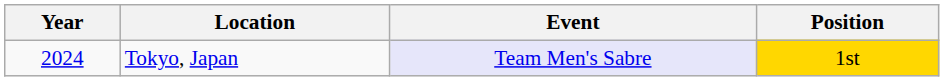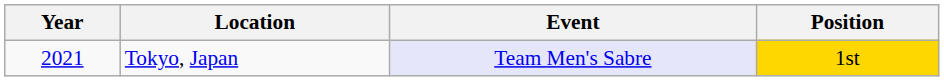(62, 57) 2024 -> (62, 57) 2021
